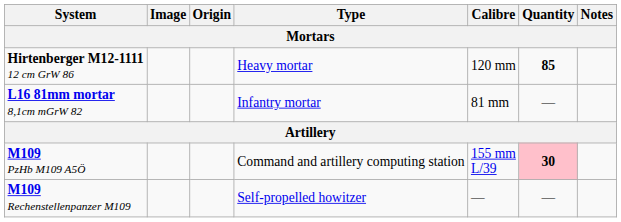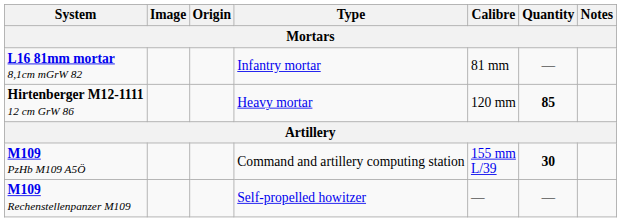rows swapped: (61, 102) <-> (76, 66)
(548, 161) pink background -> (548, 161) no background
